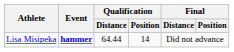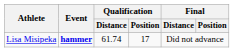(111, 40) 64.44 -> (111, 40) 61.74
(145, 40) 14 -> (145, 40) 17
